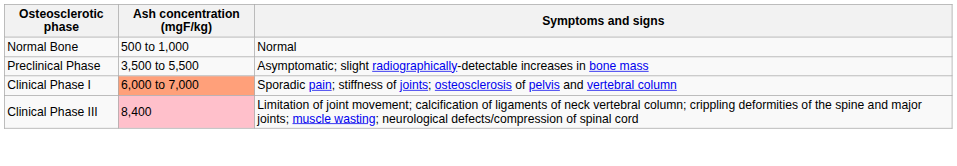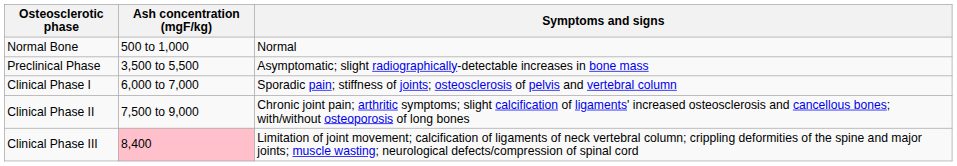(160, 85) lightsalmon background -> (160, 85) no background
+ row: (51, 111)
